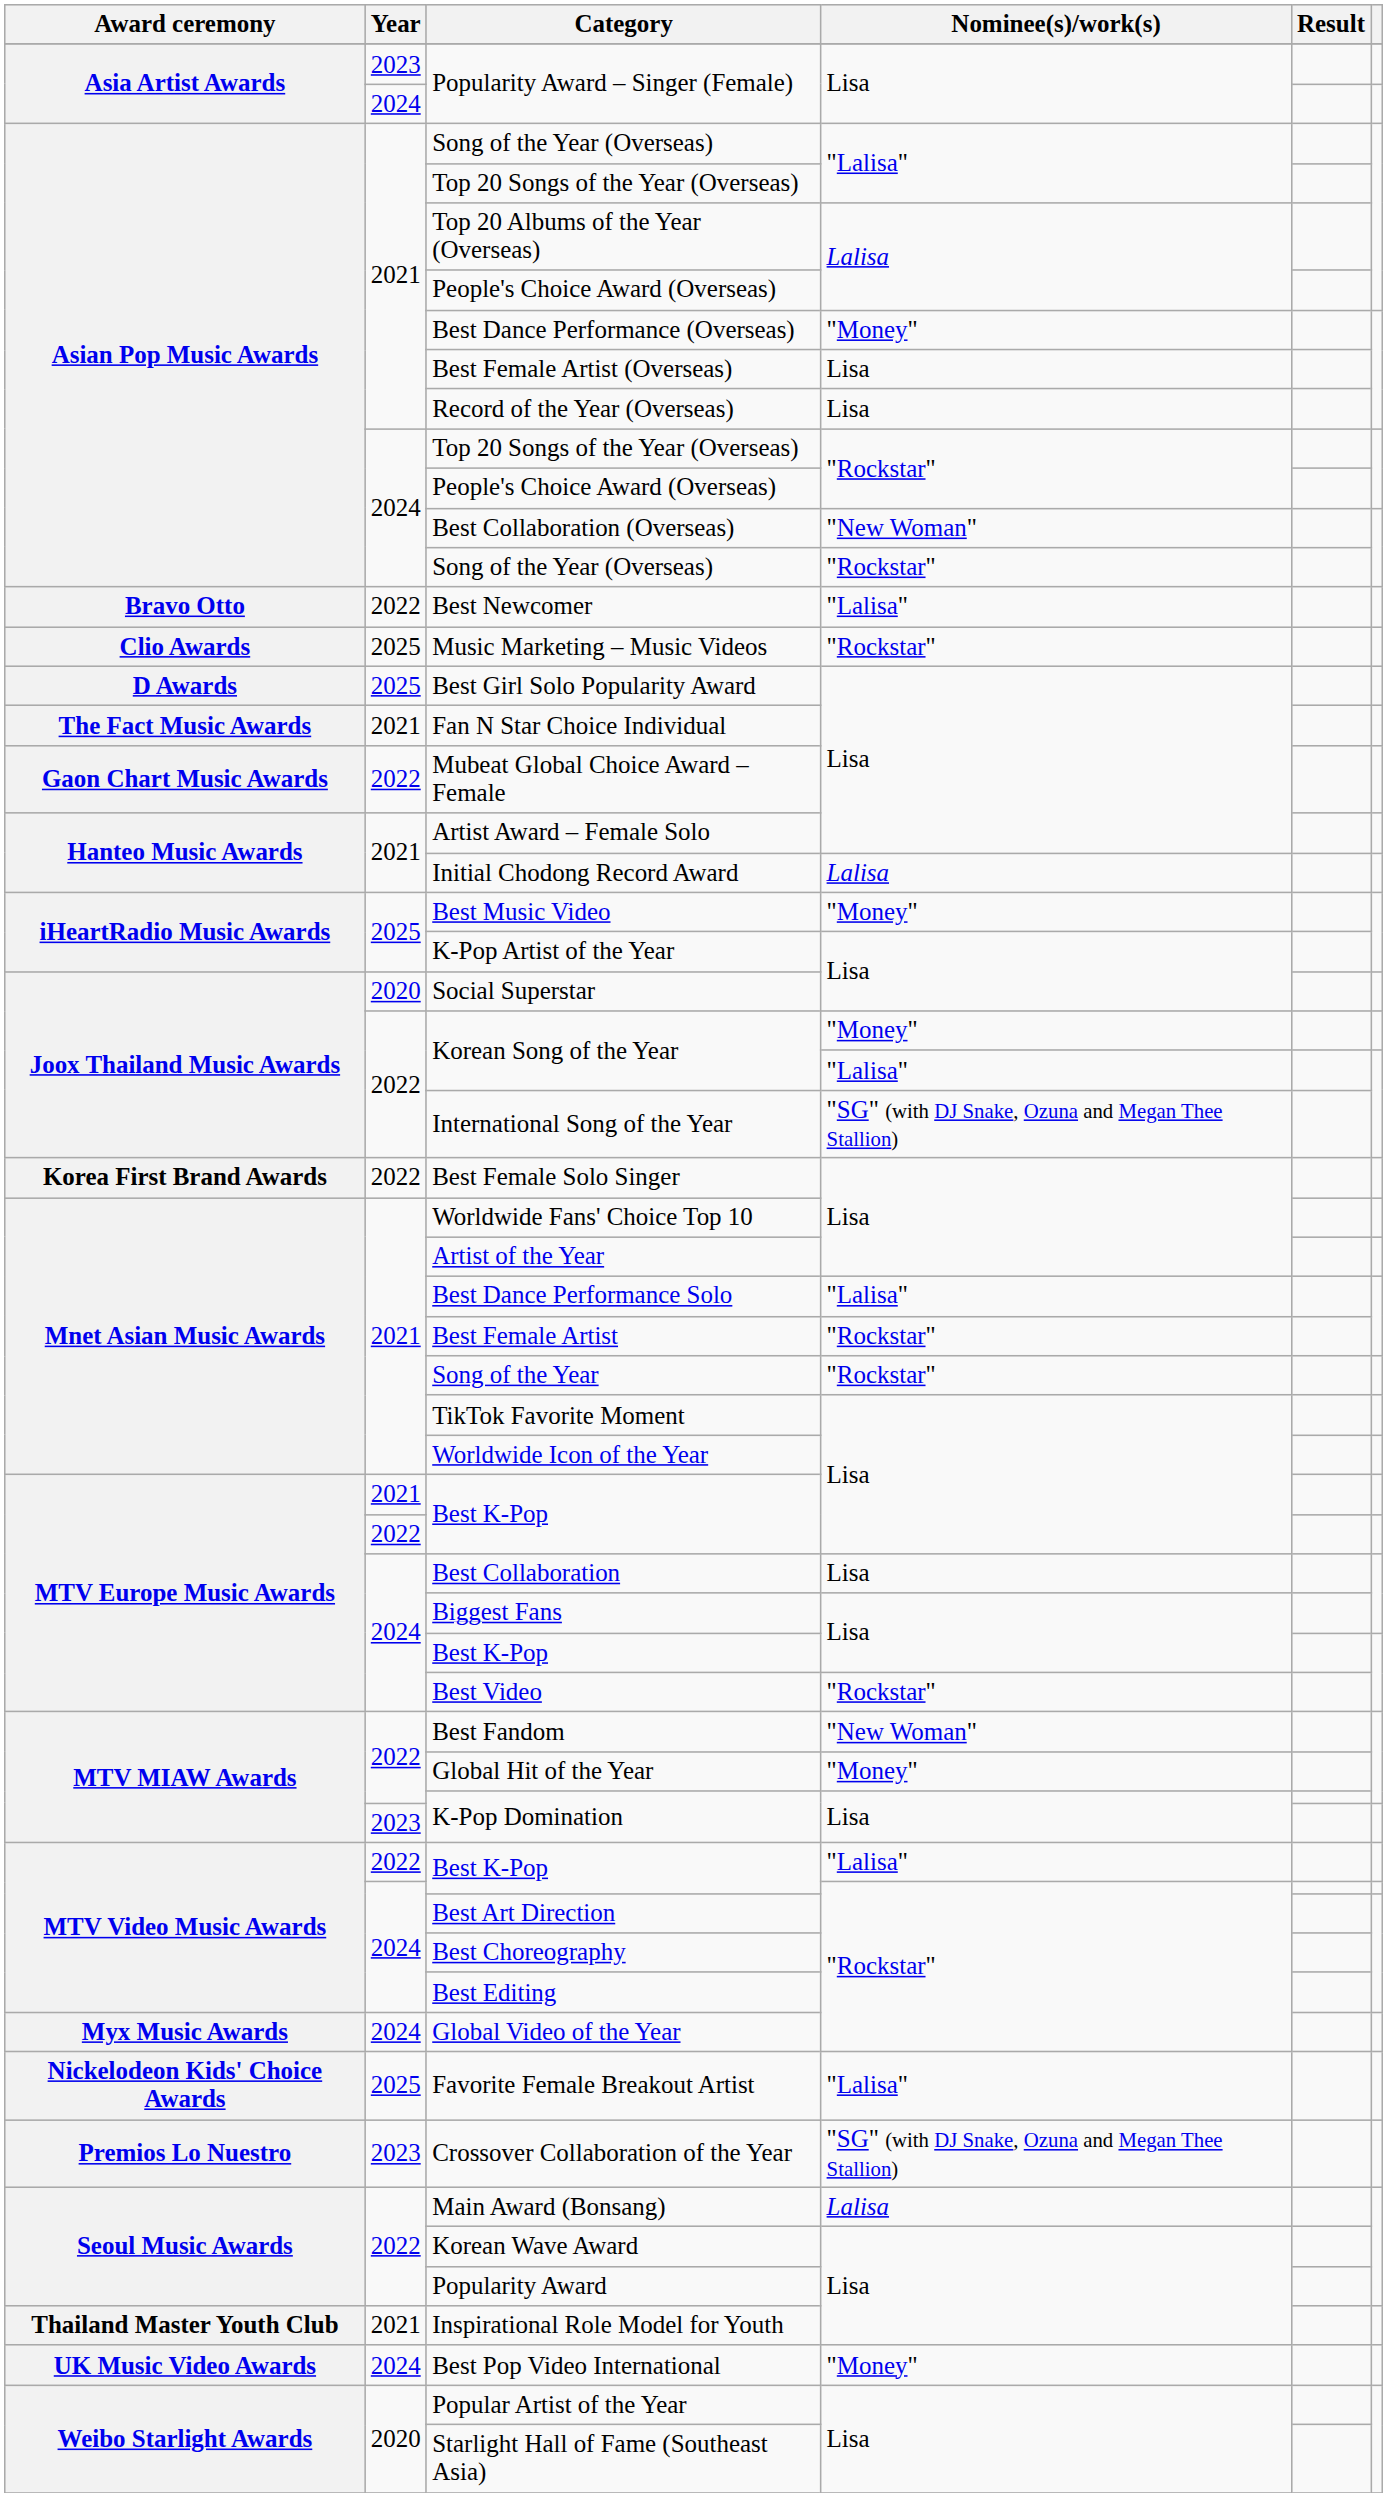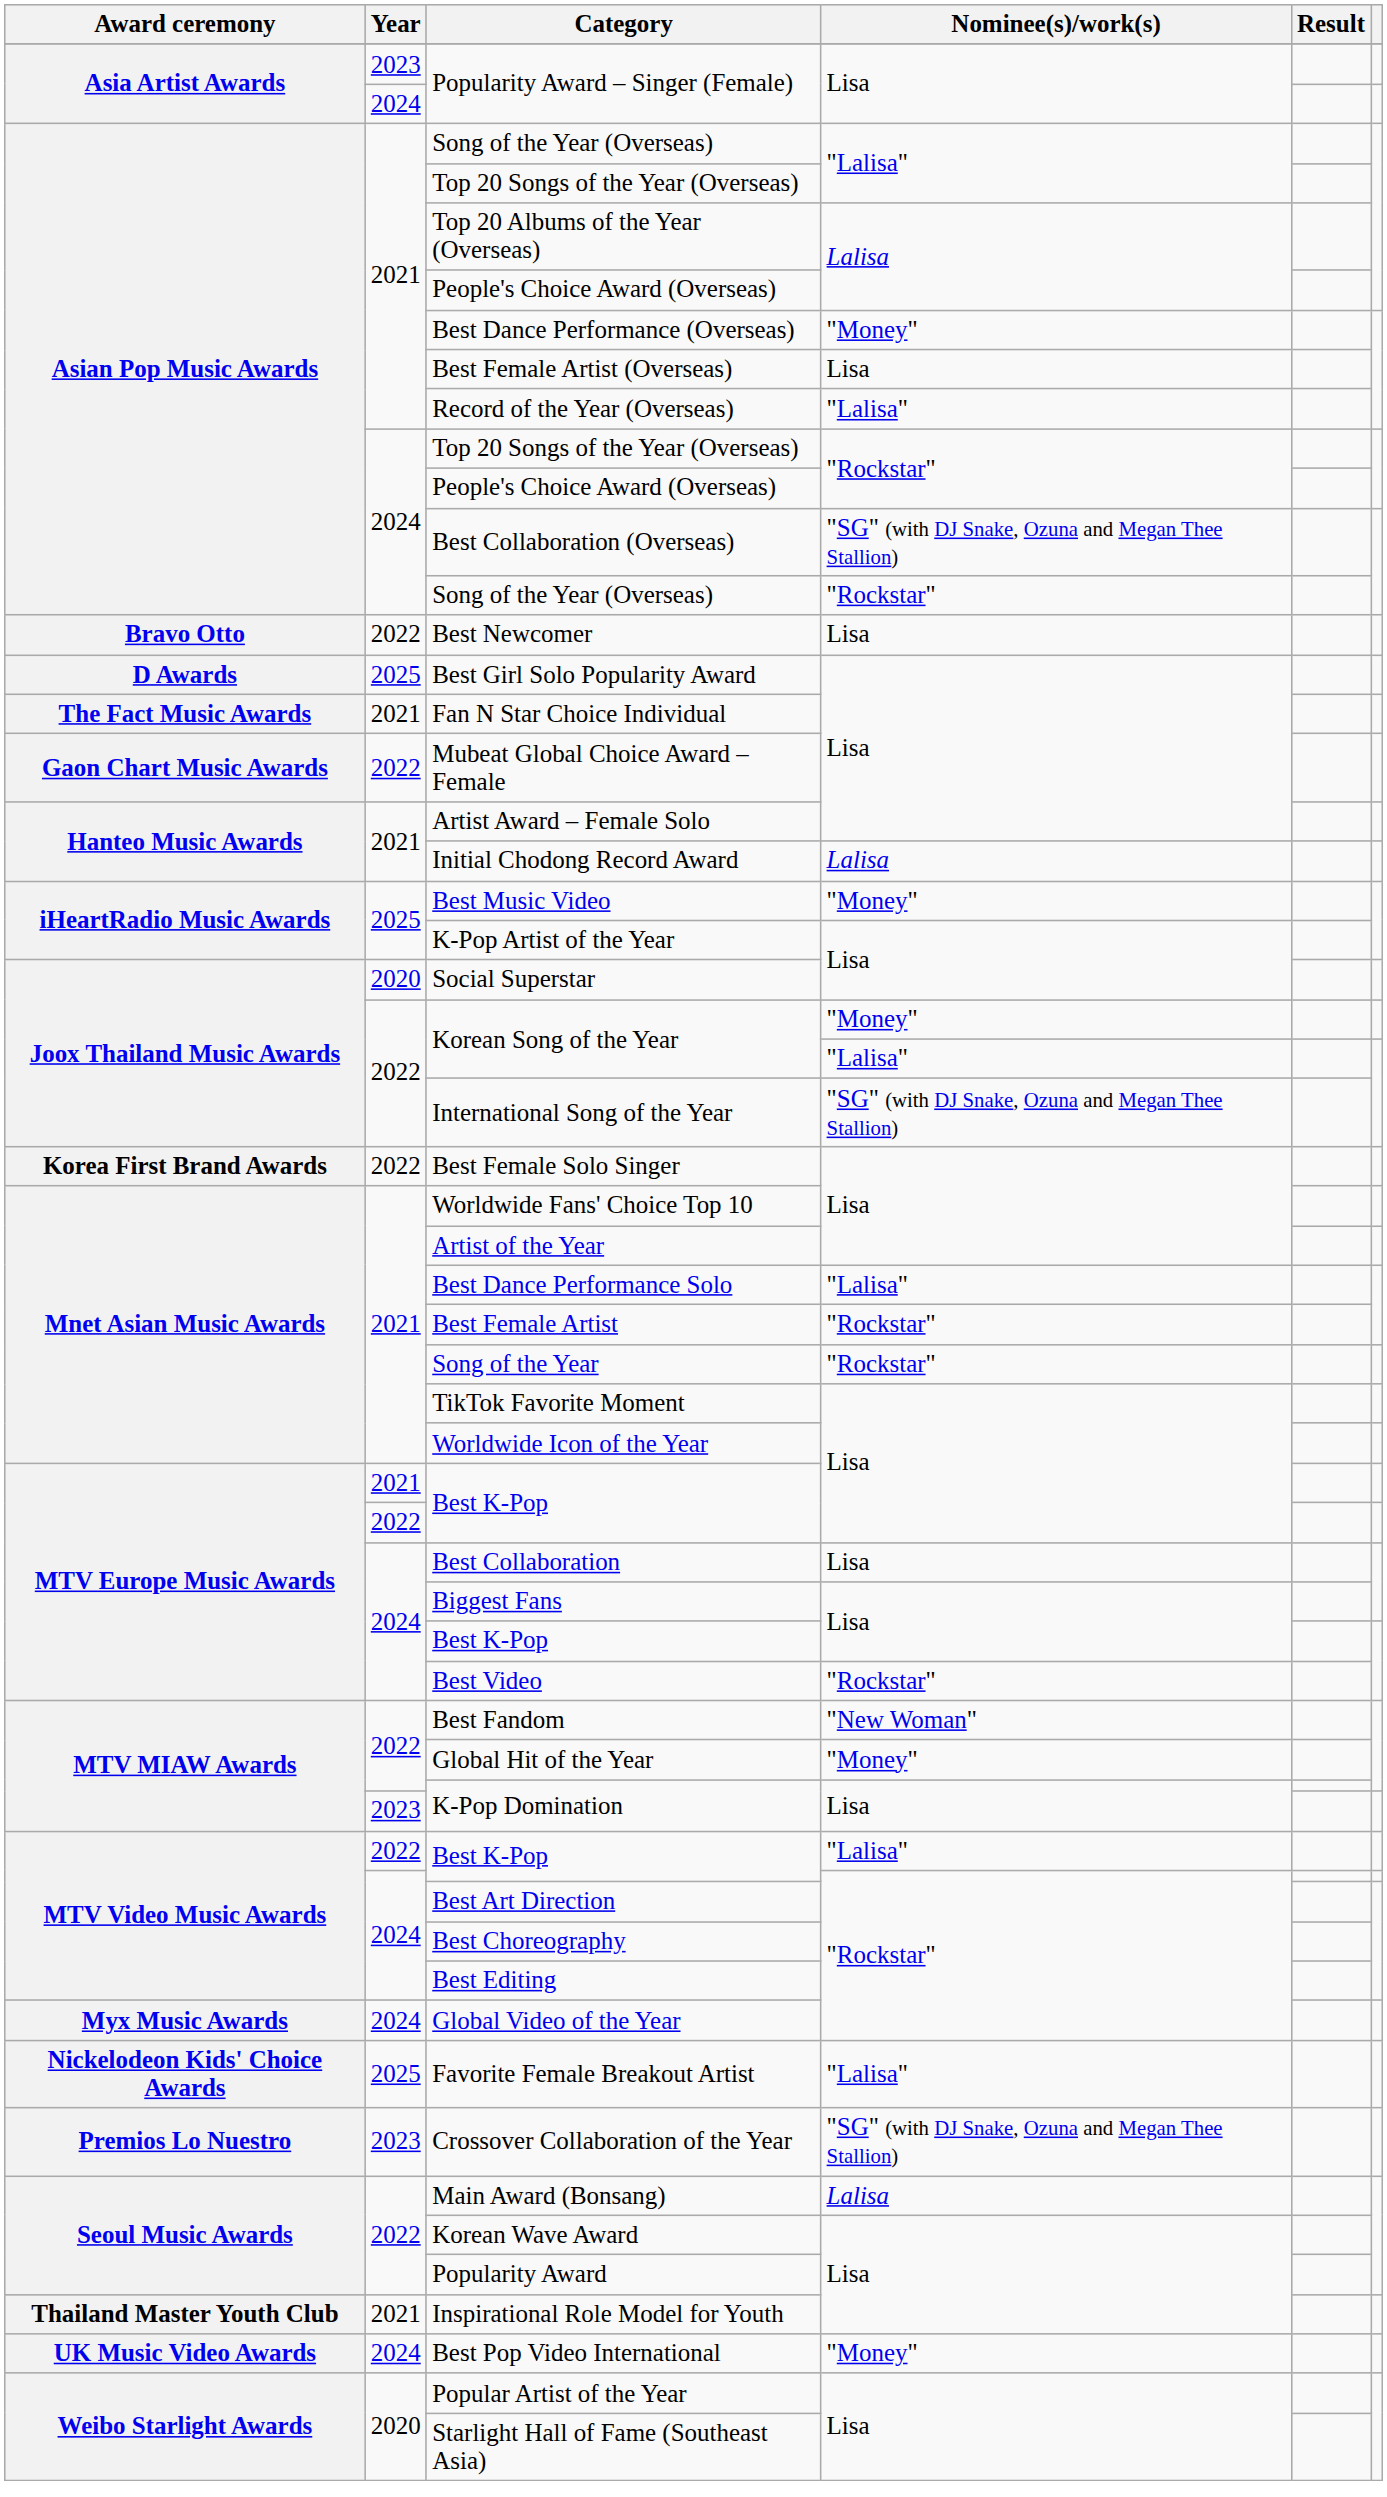(848, 408) Lisa -> (867, 408) "Lalisa"
(902, 527) "New Woman" -> (1025, 541) "SG" (with DJ Snake, Ozuna and Megan Thee Stallion)
(867, 606) "Lalisa" -> (848, 634) Lisa
- row: (396, 646)
